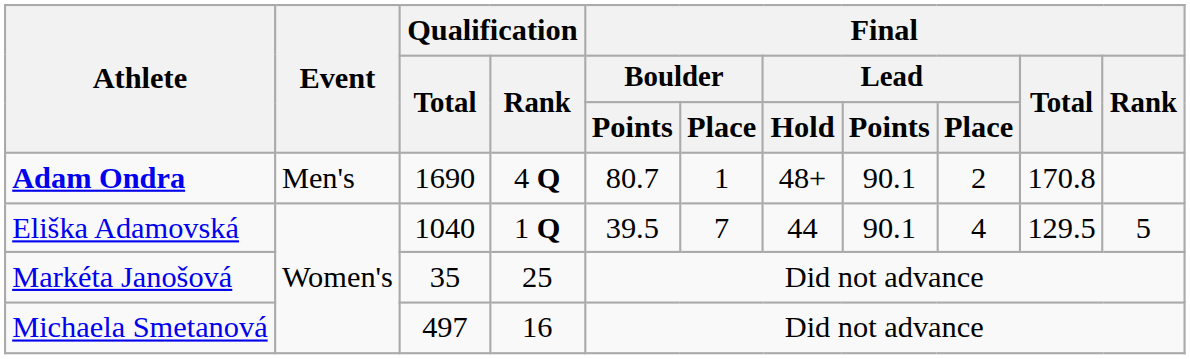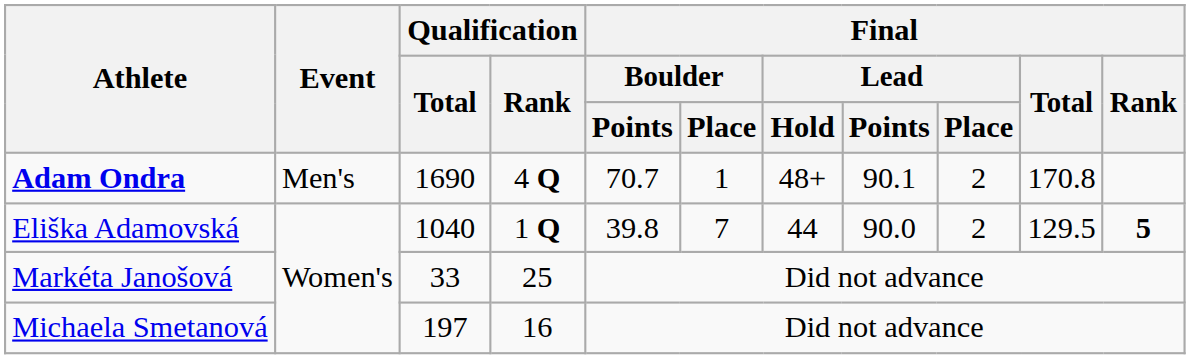(632, 177) 80.7 -> (632, 177) 70.7
(632, 227) 39.5 -> (632, 227) 39.8
(889, 227) 90.1 -> (889, 227) 90.0
(979, 227) 4 -> (979, 227) 2
(1143, 227) normal -> (1143, 227) bold
(445, 277) 35 -> (445, 277) 33
(445, 327) 497 -> (445, 327) 197
